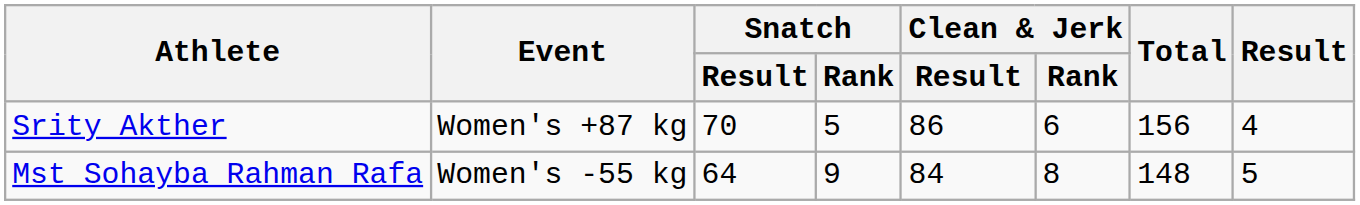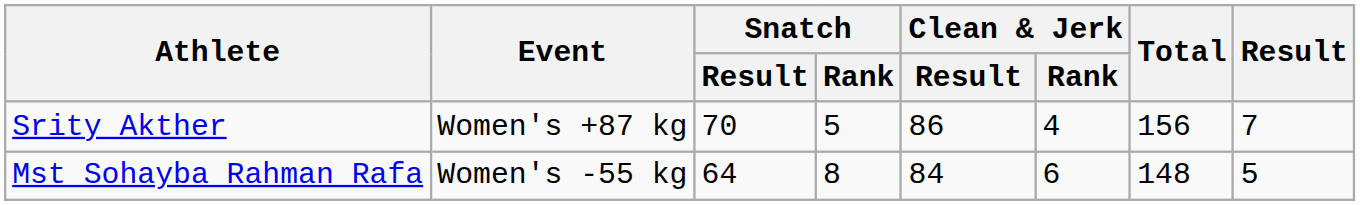(1052, 126) 6 -> (1052, 126) 4
(1250, 126) 4 -> (1250, 126) 7
(832, 175) 9 -> (832, 175) 8
(1052, 175) 8 -> (1052, 175) 6
